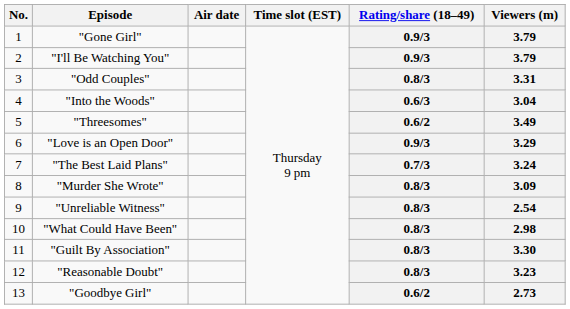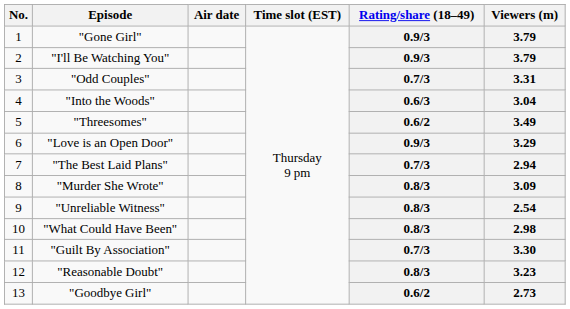(417, 79) 0.8/3 -> (417, 79) 0.7/3
(525, 165) 3.24 -> (525, 165) 2.94
(417, 250) 0.8/3 -> (417, 250) 0.7/3
